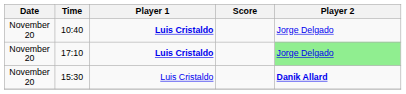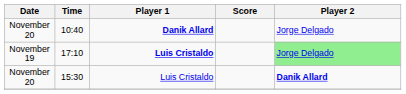(184, 30) Luis Cristaldo -> (188, 30) Danik Allard
(30, 54) November 20 -> (30, 54) November 19
